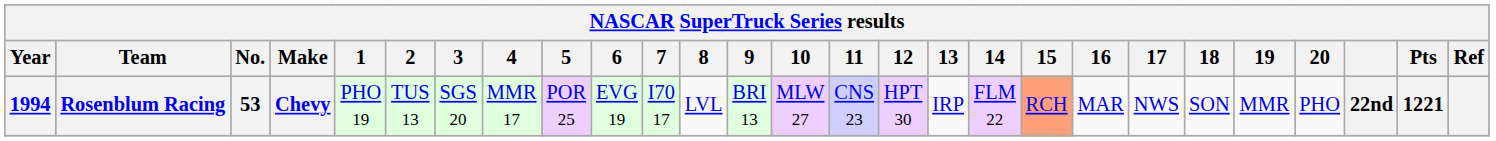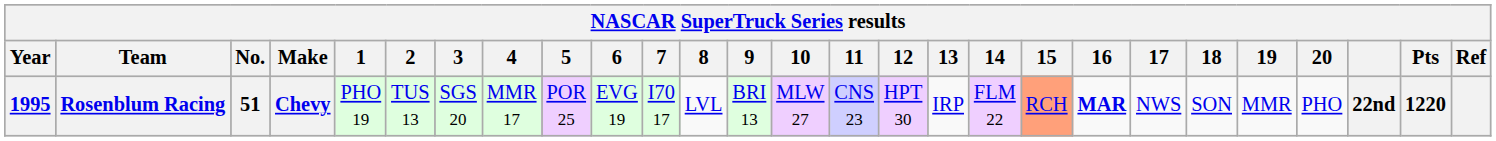(30, 105) 1994 -> (30, 105) 1995
(250, 105) 53 -> (250, 105) 51
(1101, 105) normal -> (1102, 105) bold
(1423, 105) 1221 -> (1426, 105) 1220
